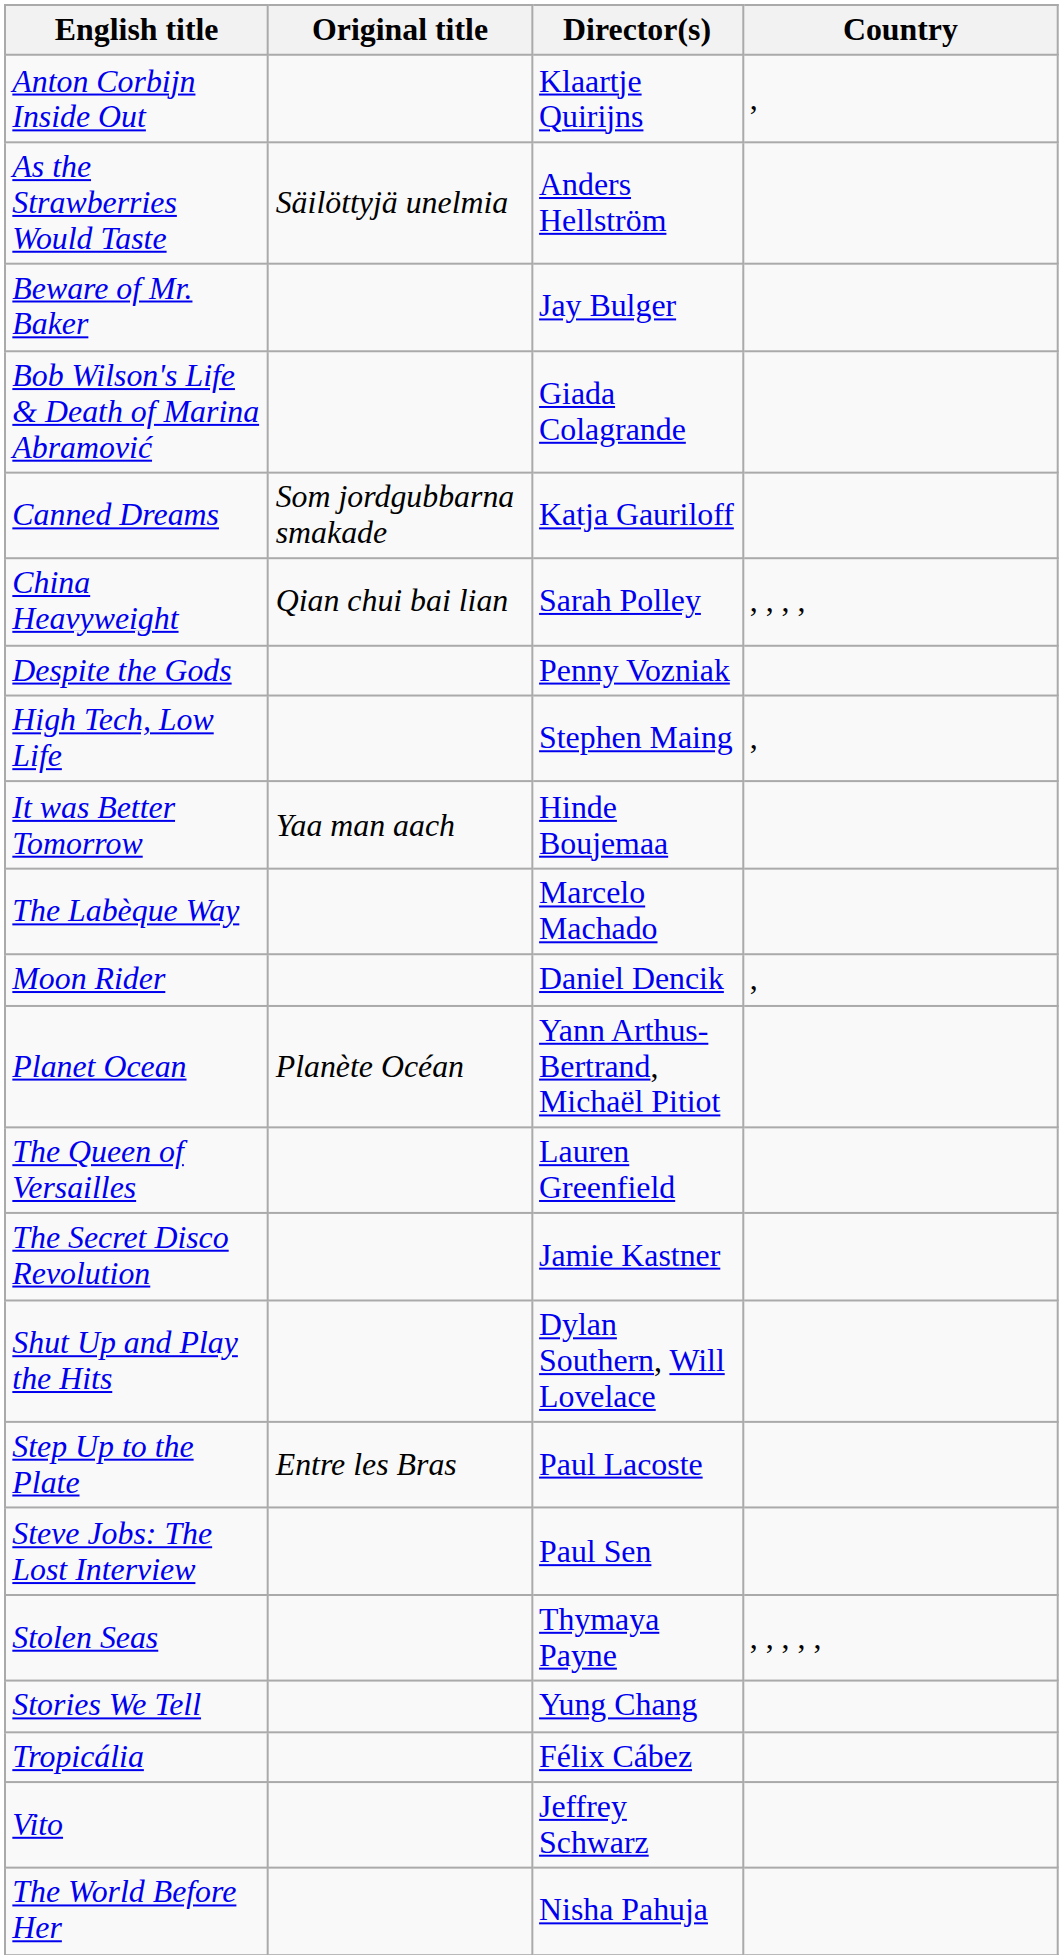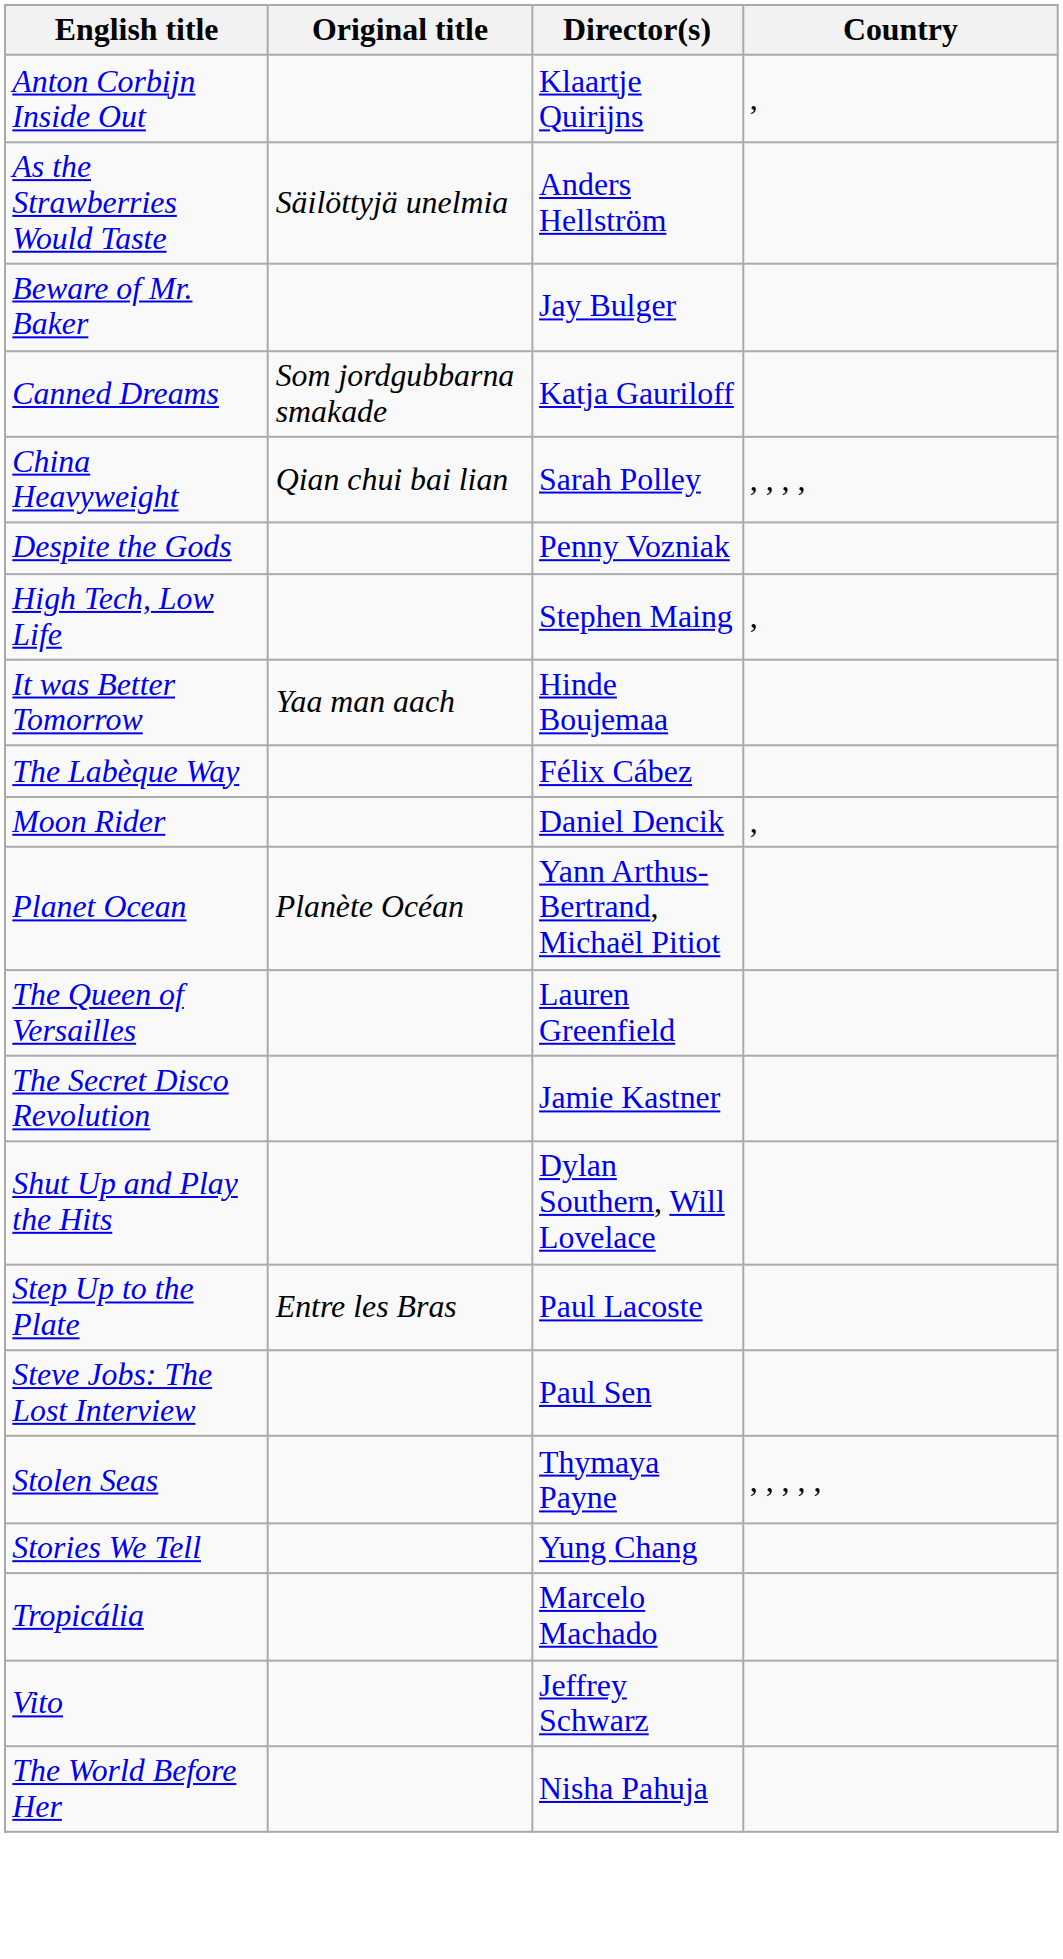- row: (136, 410)
(598, 910) Marcelo Machado -> (616, 770) Félix Cábez
(616, 1756) Félix Cábez -> (598, 1616) Marcelo Machado
